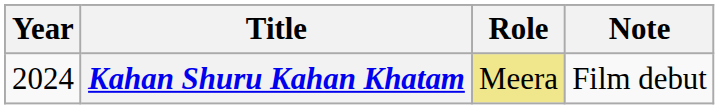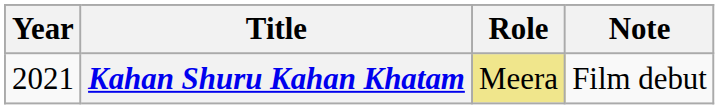(43, 77) 2024 -> (43, 77) 2021
